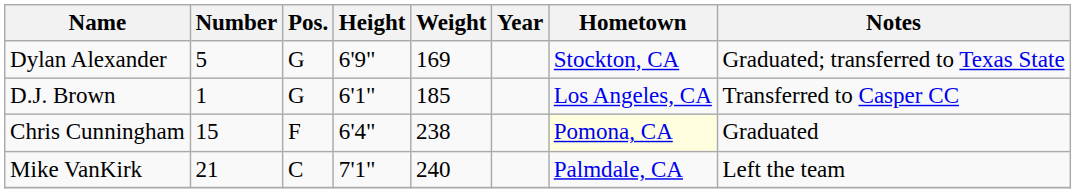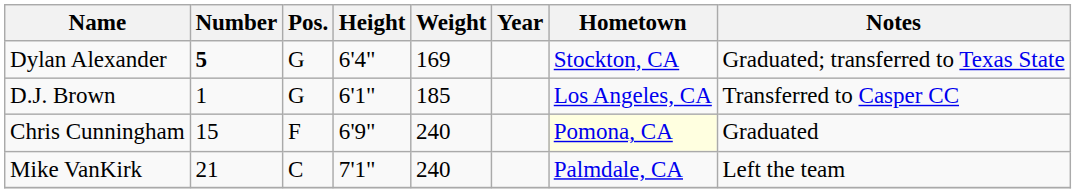(201, 59) normal -> (201, 59) bold
(357, 59) 6'9" -> (357, 59) 6'4"
(357, 132) 6'4" -> (357, 132) 6'9"
(433, 132) 238 -> (433, 132) 240
